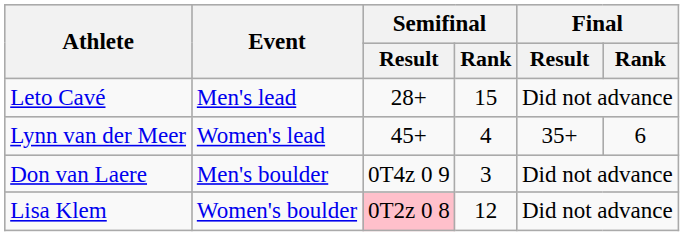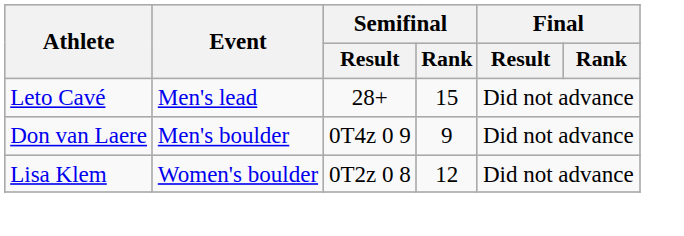- row: (98, 135)
(486, 173) 3 -> (447, 135) 9
(409, 211) pink background -> (370, 173) no background
